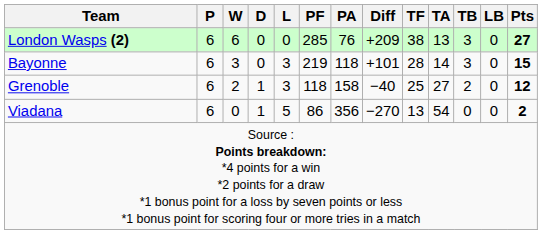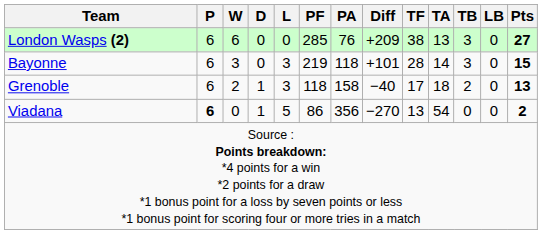(416, 87) 25 -> (416, 87) 17
(441, 87) 27 -> (441, 87) 18
(522, 87) 12 -> (522, 87) 13
(210, 110) normal -> (210, 110) bold
